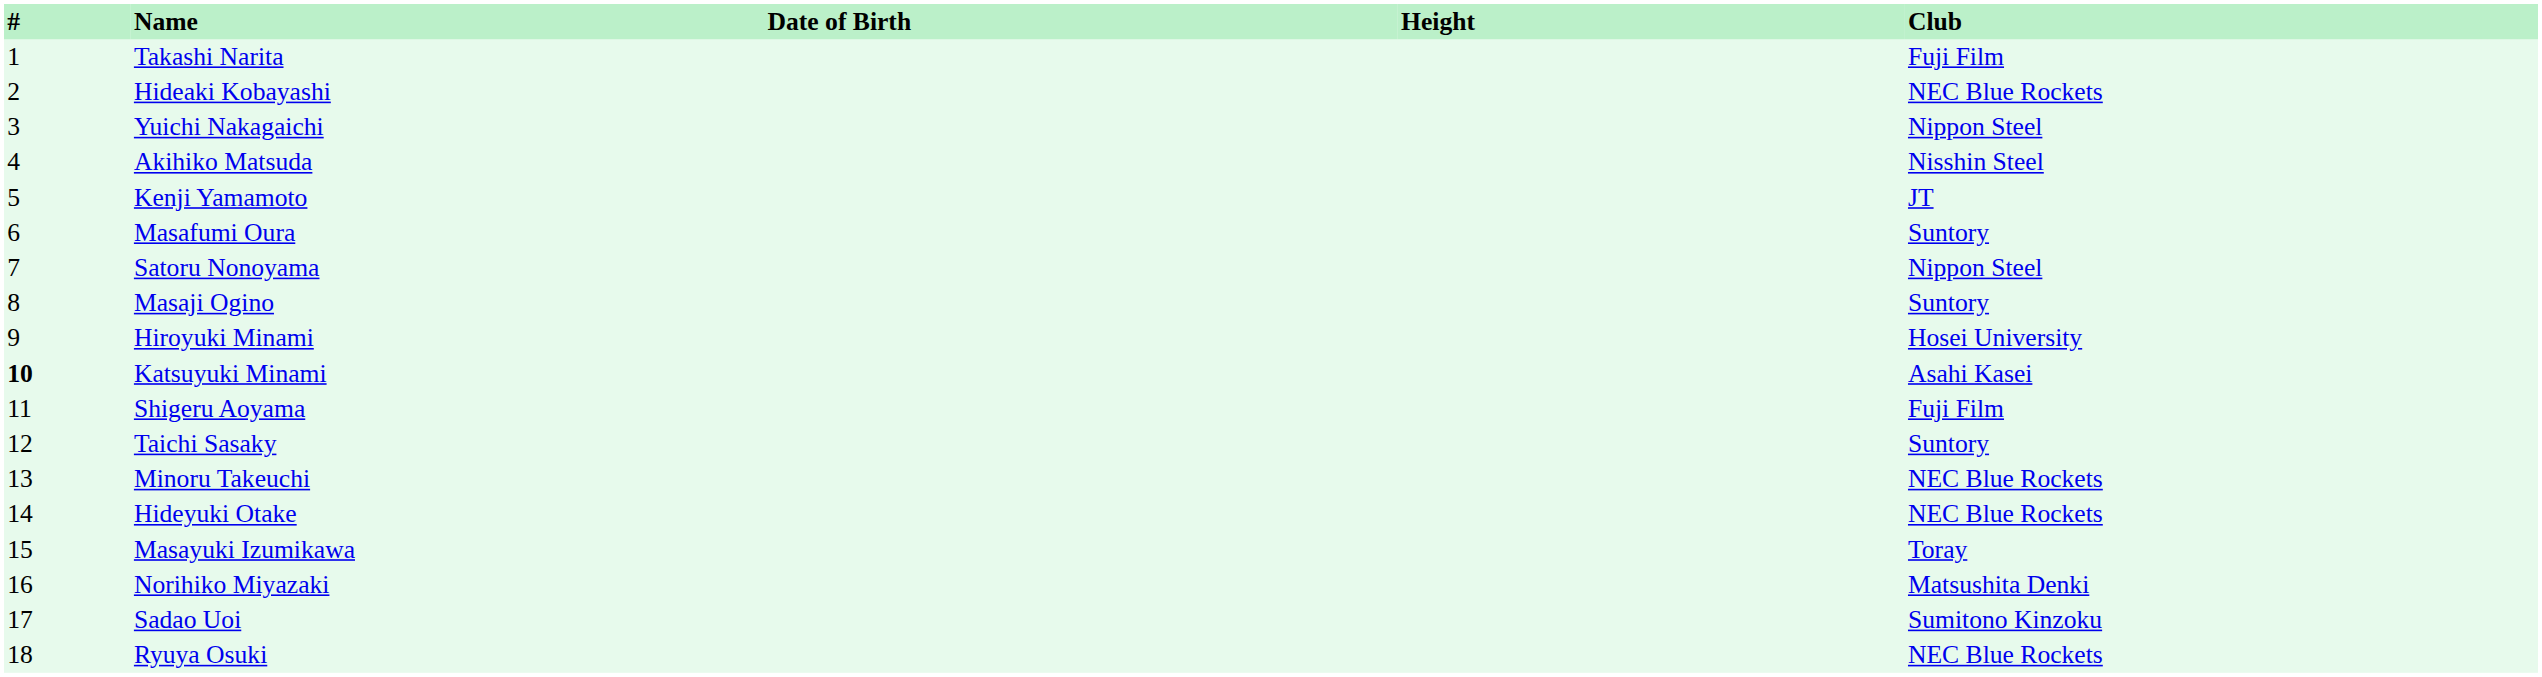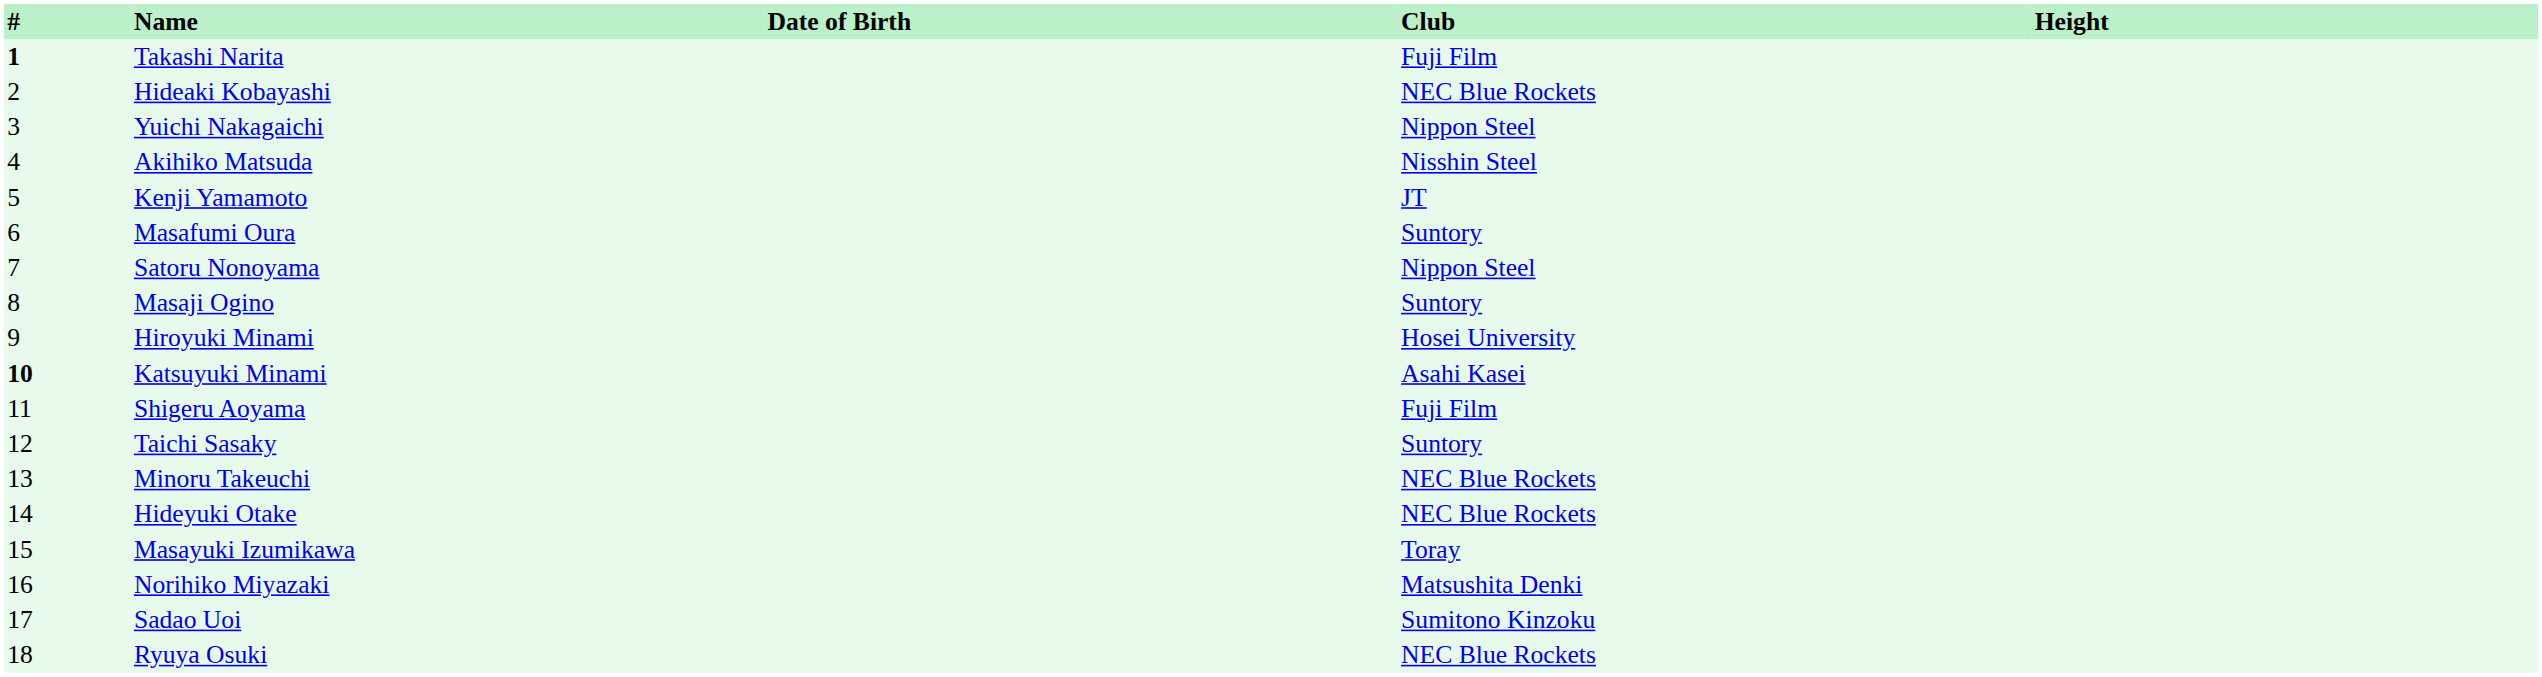columns swapped: (1438, 21) <-> (1935, 21)
(14, 56) normal -> (14, 56) bold
